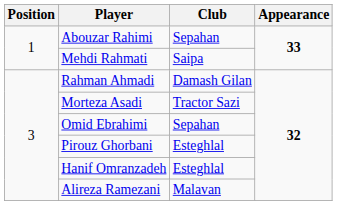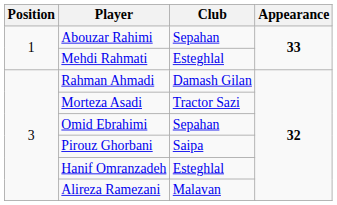(188, 59) Saipa -> (198, 59) Esteghlal
(198, 146) Esteghlal -> (188, 146) Saipa
